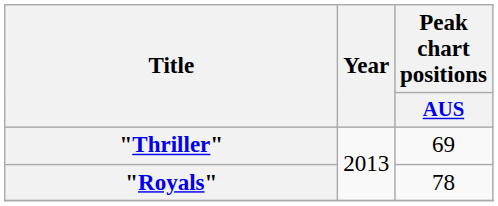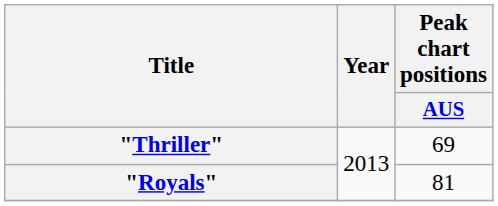(443, 181) 78 -> (443, 181) 81
